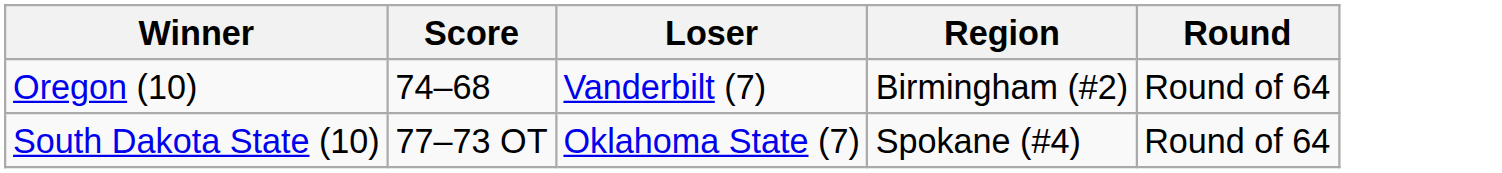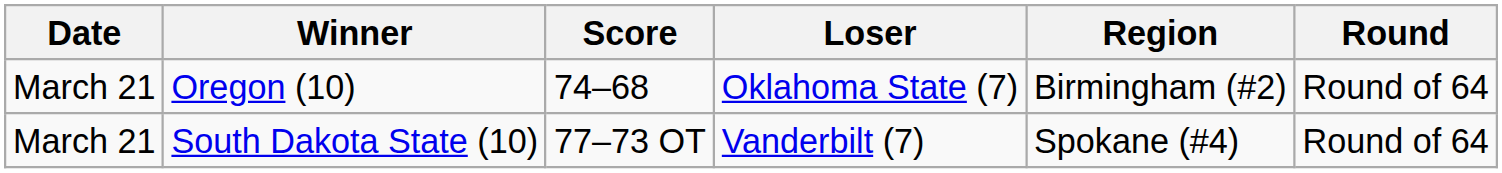+ column: (84, 32)
(665, 87) Vanderbilt (7) -> (870, 87) Oklahoma State (7)
(712, 141) Oklahoma State (7) -> (823, 141) Vanderbilt (7)
